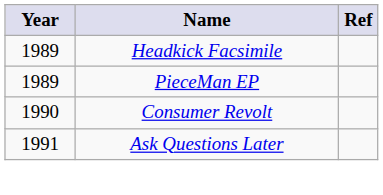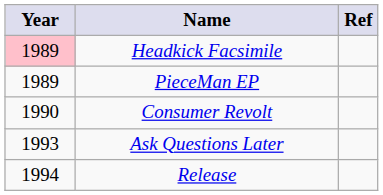(40, 50) no background -> (40, 50) pink background
(40, 143) 1991 -> (40, 143) 1993
+ row: (207, 174)
